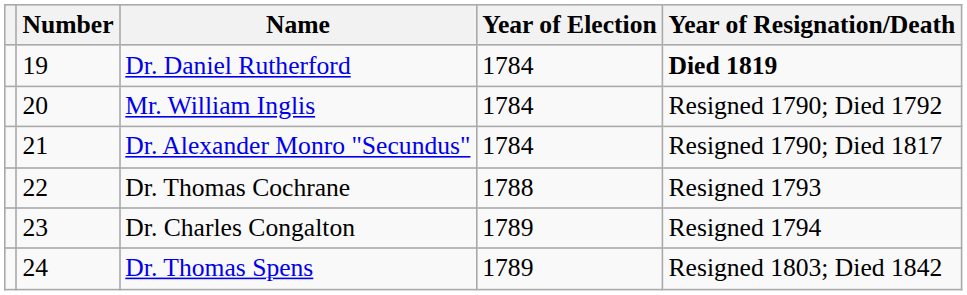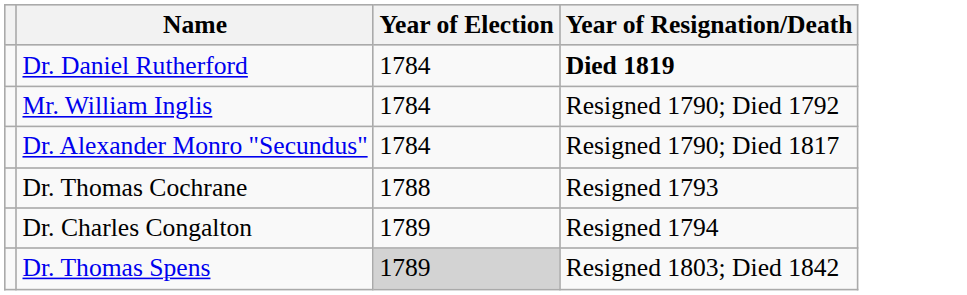- column: (68, 24)
(508, 268) no background -> (405, 268) lightgrey background
